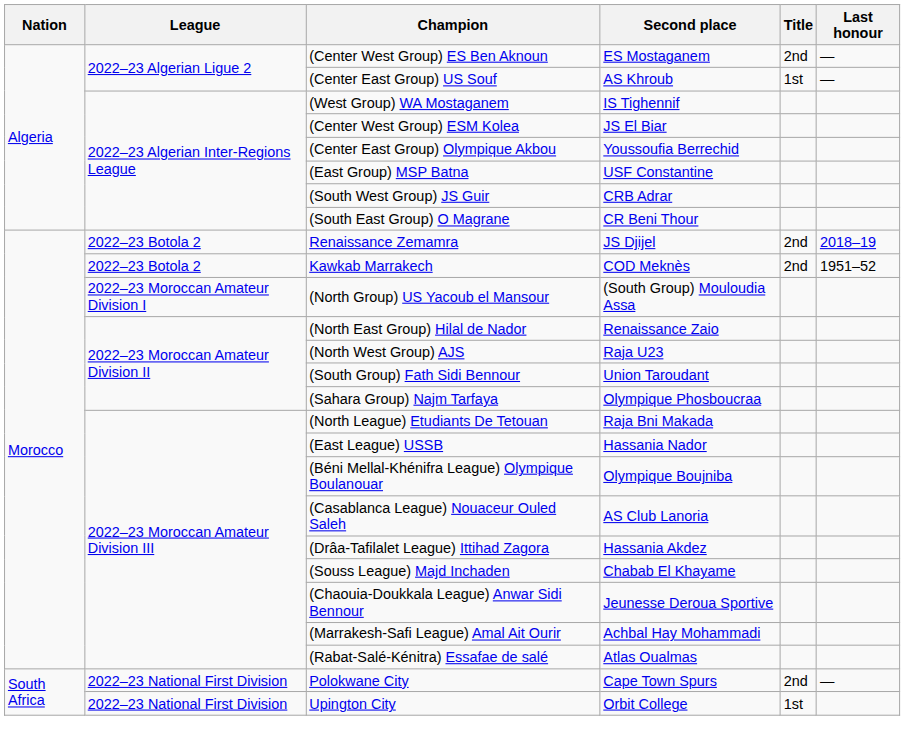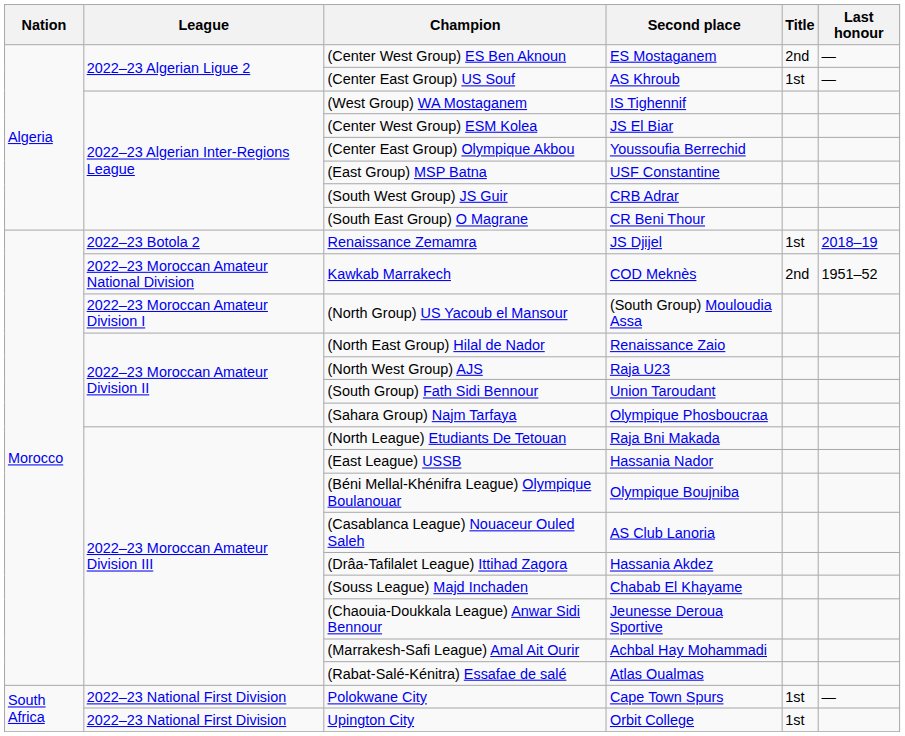(796, 242) 2nd -> (795, 242) 1st
(144, 265) 2022–23 Botola 2 -> (177, 274) 2022–23 Moroccan Amateur National Division
(796, 680) 2nd -> (795, 697) 1st
